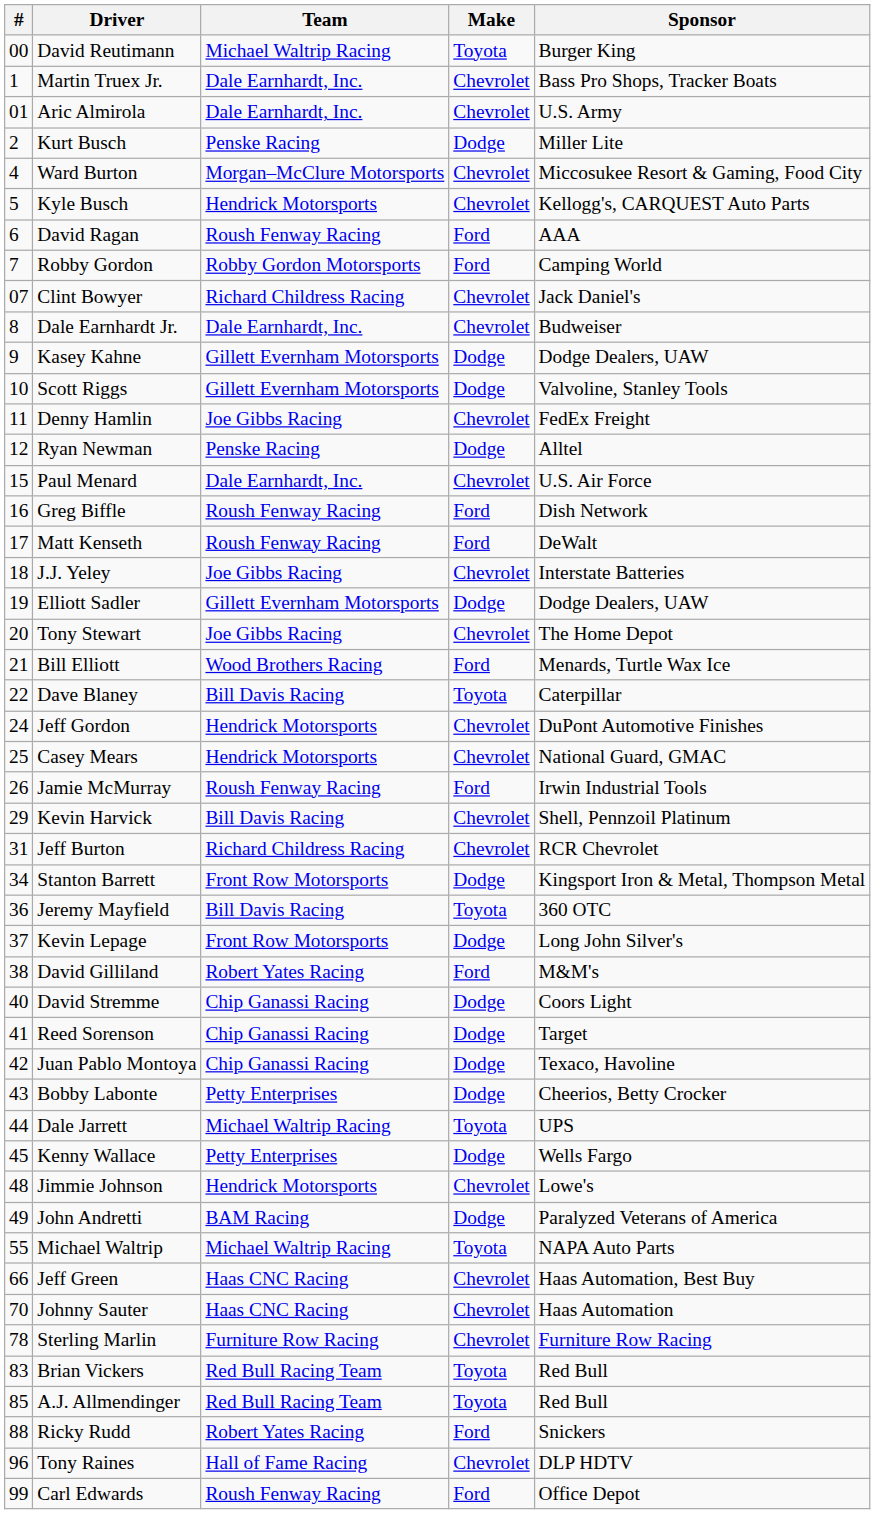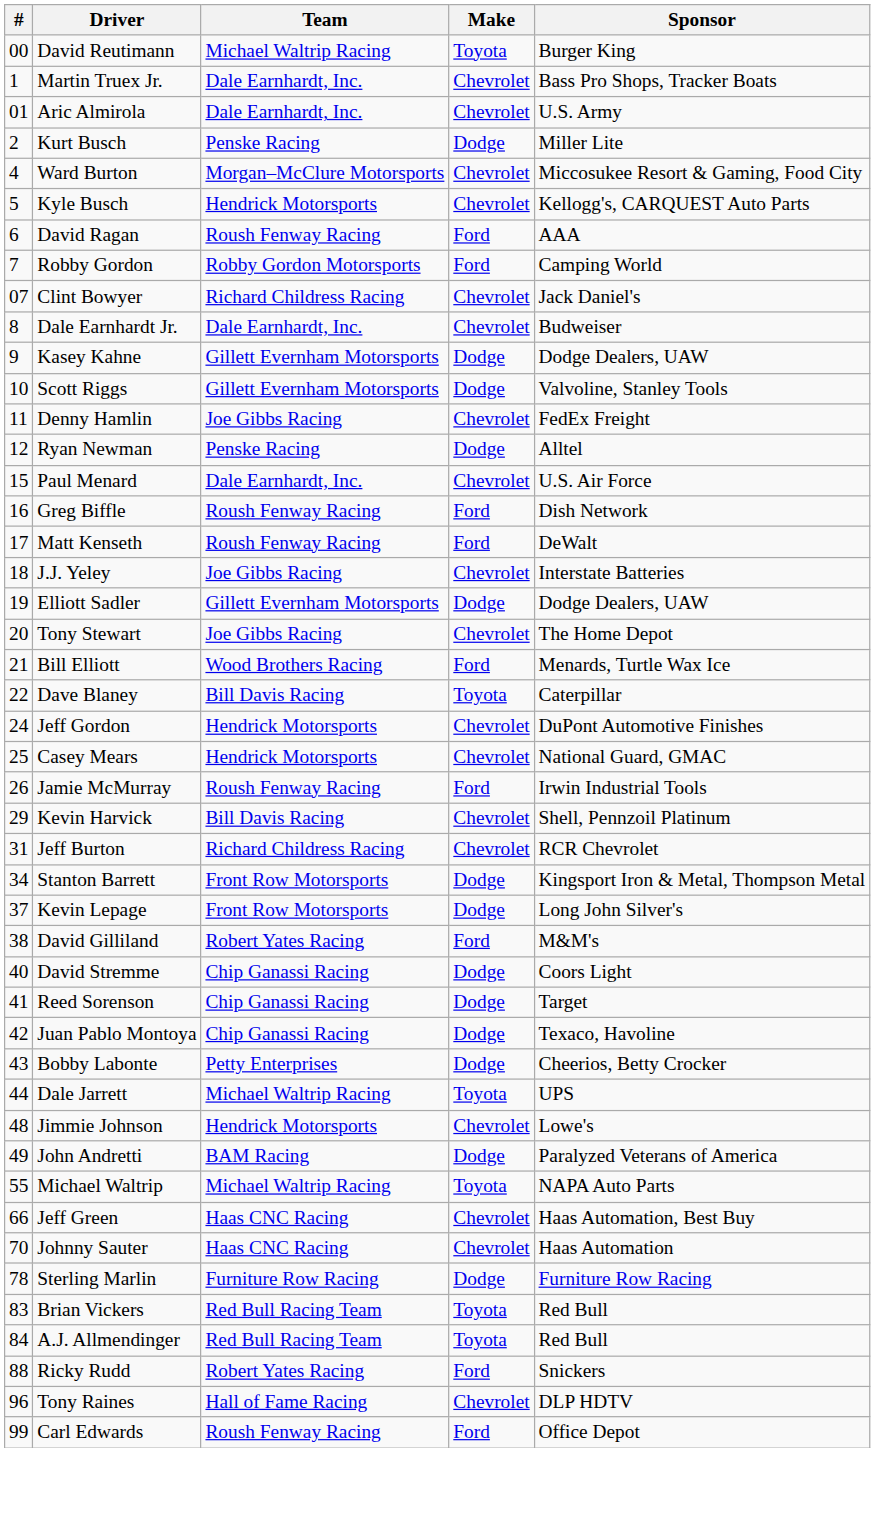- row: (103, 910)
- row: (96, 1155)
(491, 1340) Chevrolet -> (479, 1278) Dodge
(19, 1401) 85 -> (19, 1340) 84
